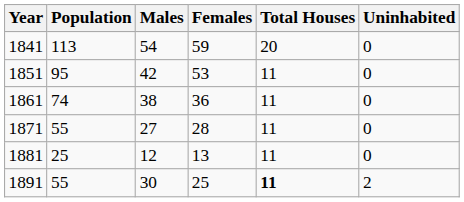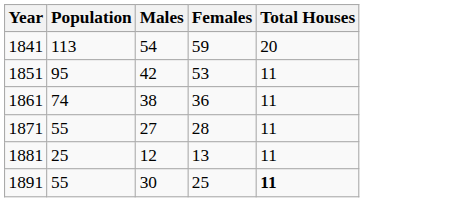- column: (409, 18)
